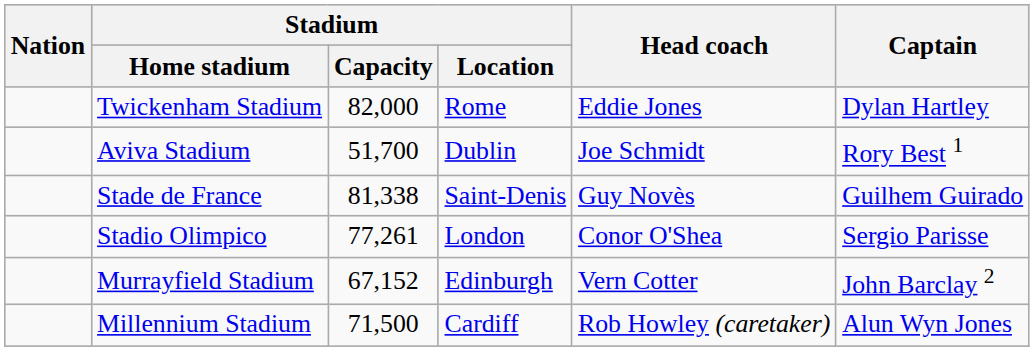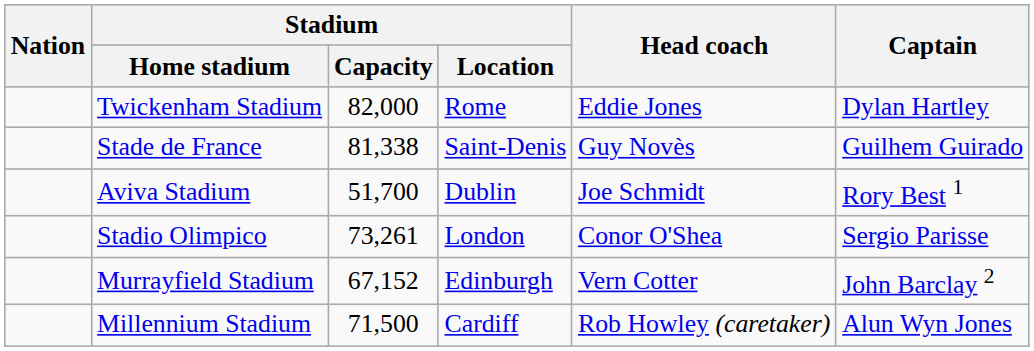rows swapped: (179, 195) <-> (174, 150)
(383, 236) 77,261 -> (383, 236) 73,261
